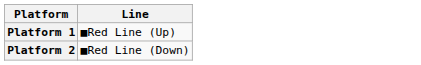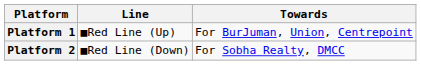+ column: (304, 14)
